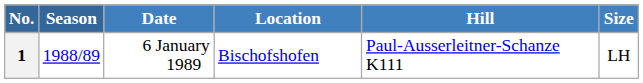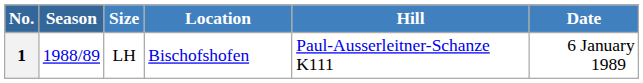columns swapped: (159, 18) <-> (619, 18)
